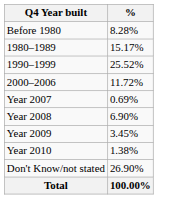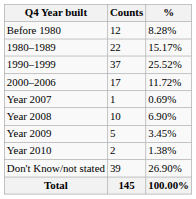+ column: (127, 13)
